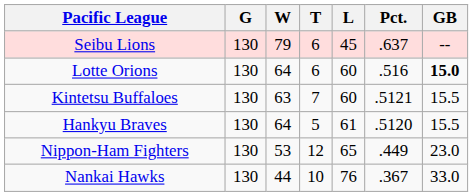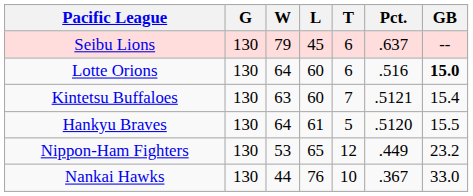columns swapped: (348, 17) <-> (316, 17)
(445, 97) 15.5 -> (445, 97) 15.4
(445, 151) 23.0 -> (445, 151) 23.2
